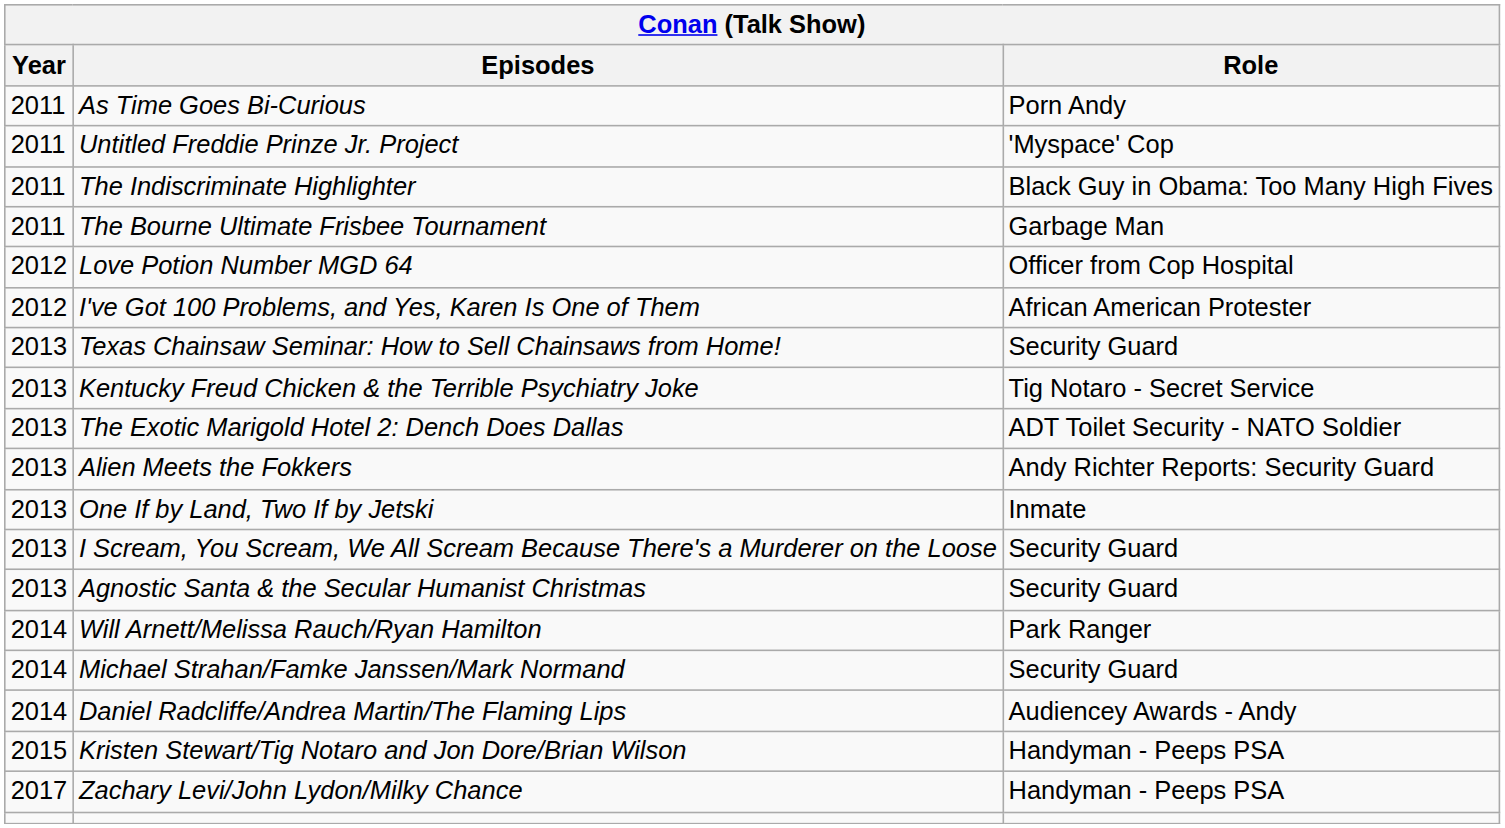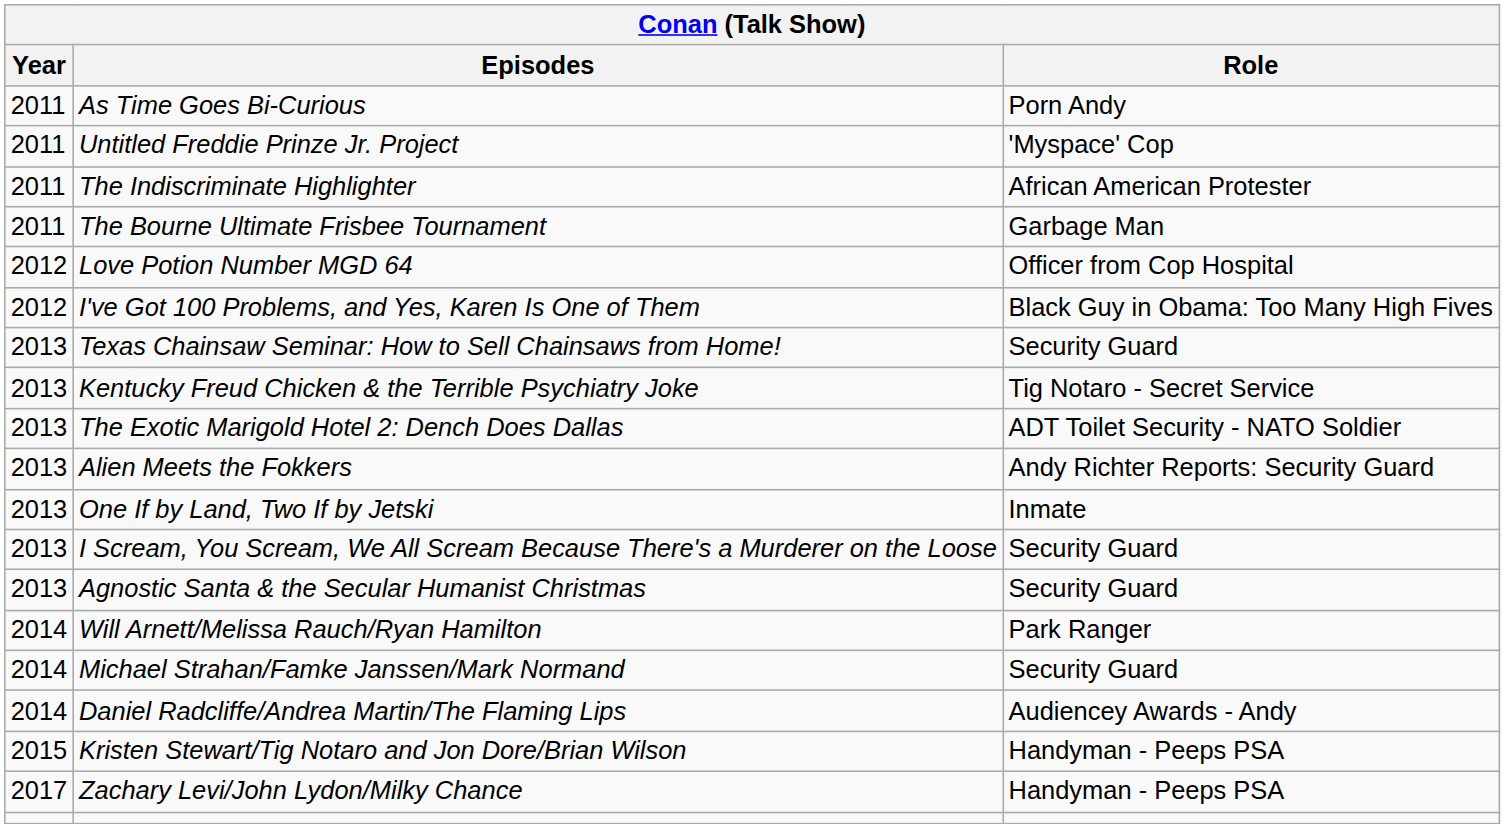(1251, 186) Black Guy in Obama: Too Many High Fives -> (1160, 186) African American Protester
(1160, 307) African American Protester -> (1251, 307) Black Guy in Obama: Too Many High Fives
